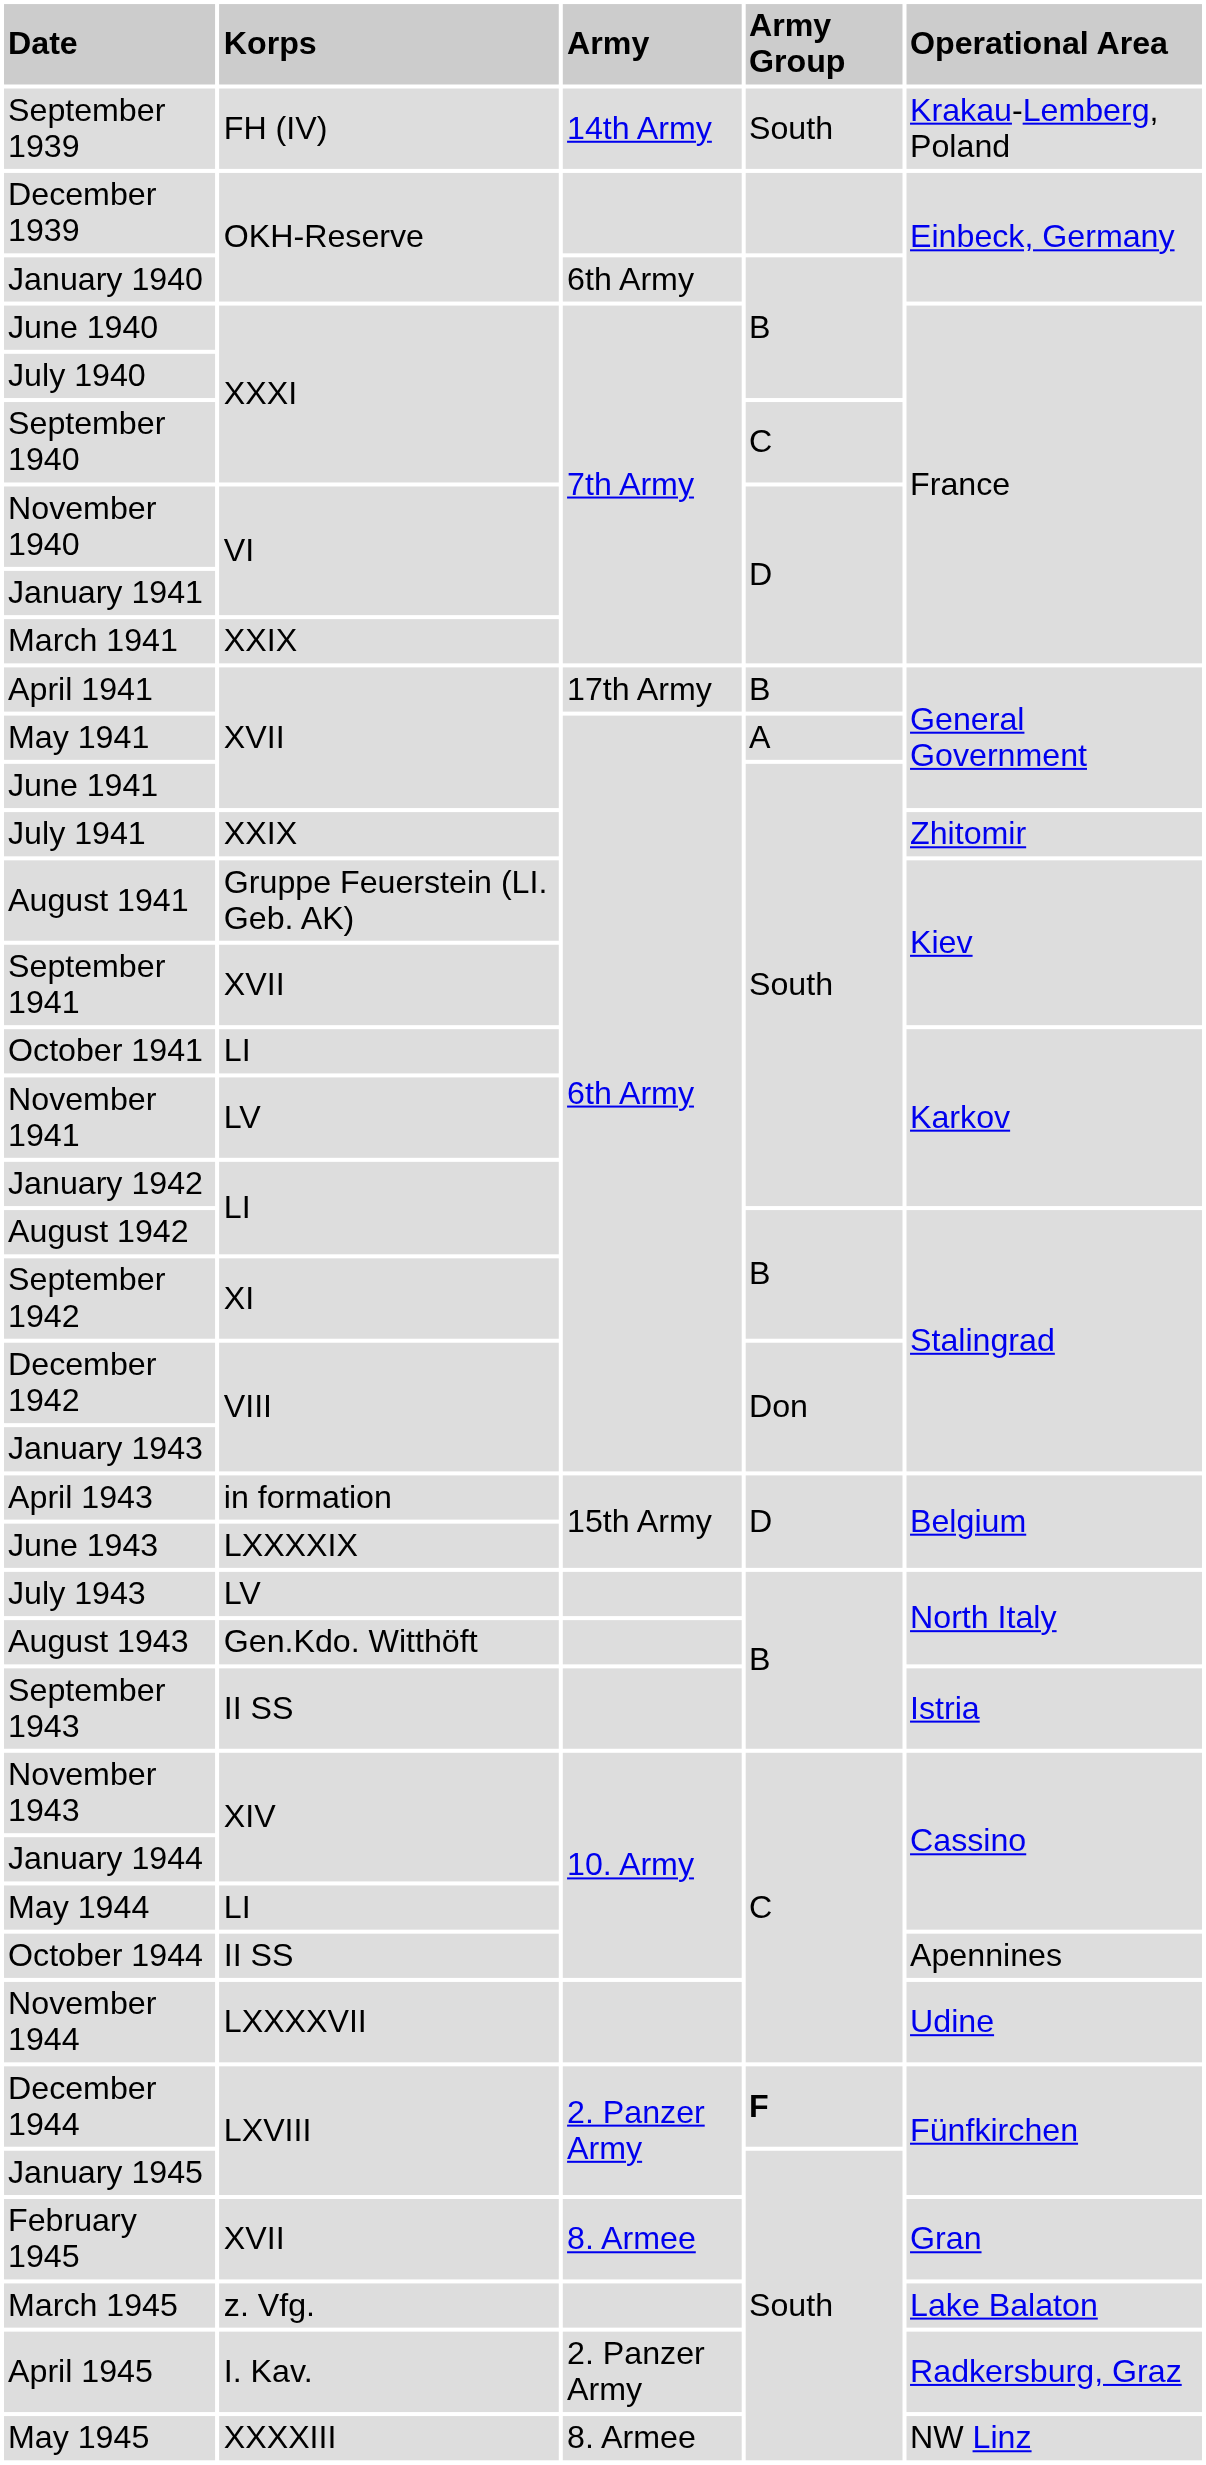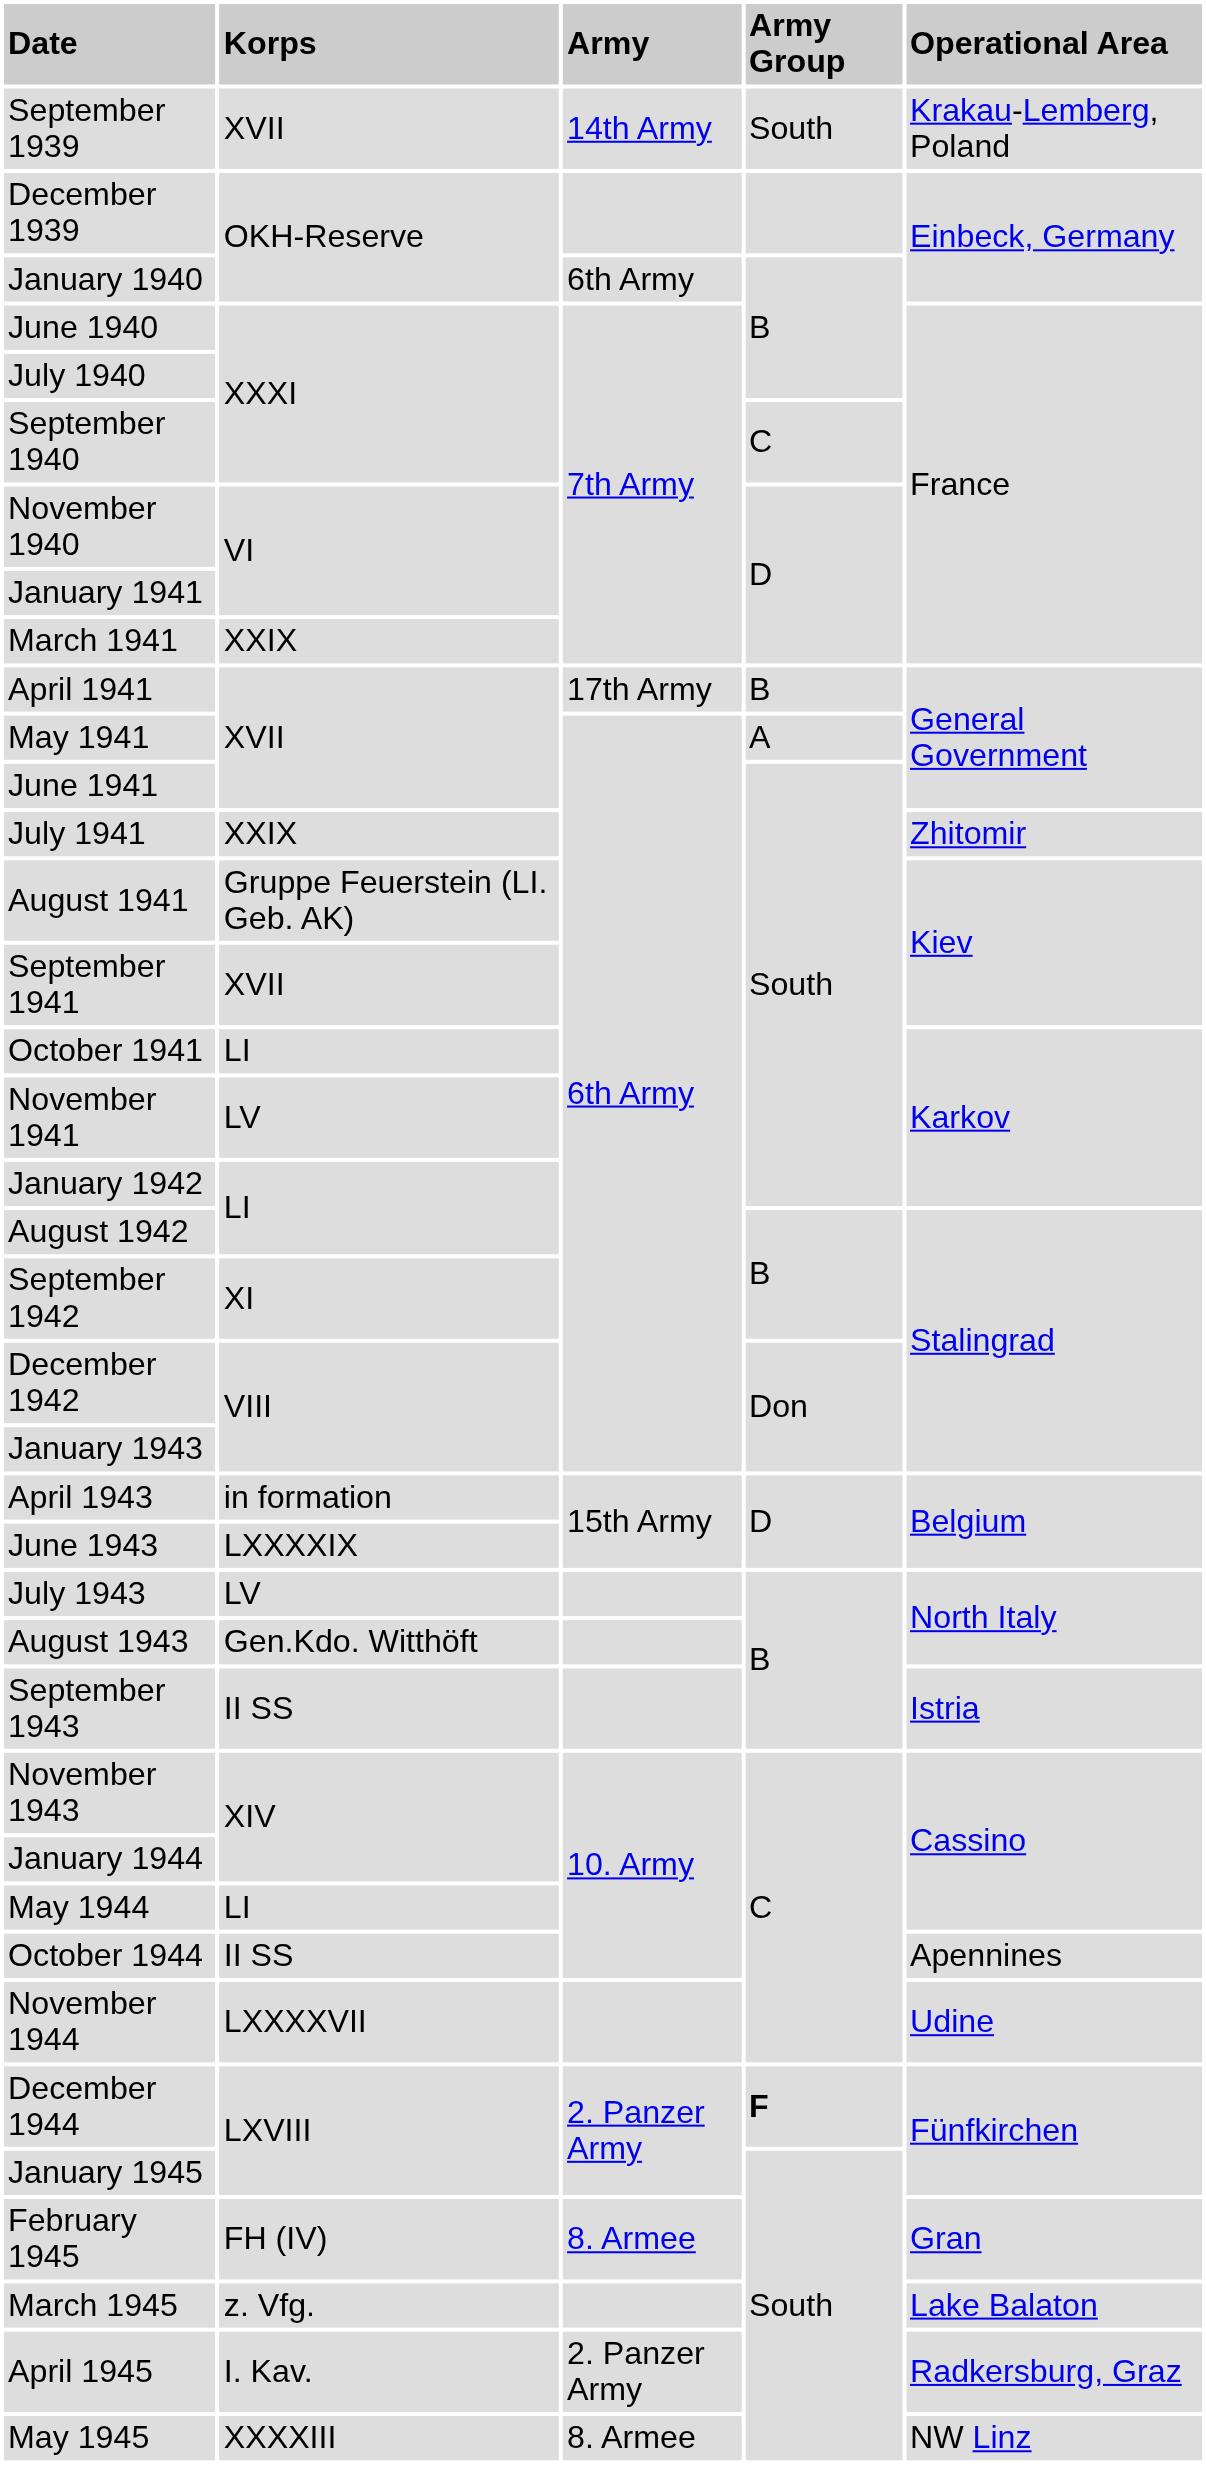(276, 128) FH (IV) -> (254, 128) XVII
(254, 2238) XVII -> (276, 2238) FH (IV)
